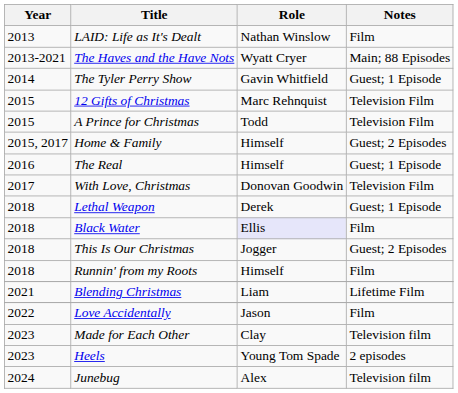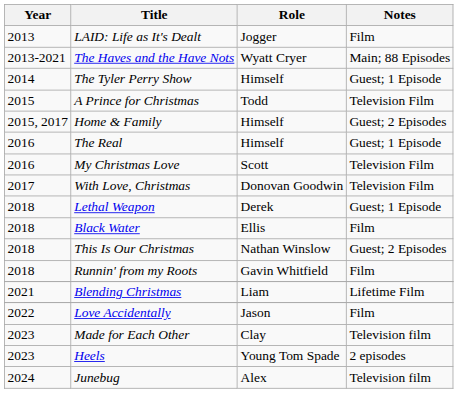(285, 36) Nathan Winslow -> (258, 36) Jogger
(284, 79) Gavin Whitfield -> (262, 79) Himself
- row: (132, 100)
+ row: (127, 164)
(253, 228) lavender background -> (253, 228) no background
(258, 249) Jogger -> (285, 249) Nathan Winslow
(262, 270) Himself -> (284, 270) Gavin Whitfield
